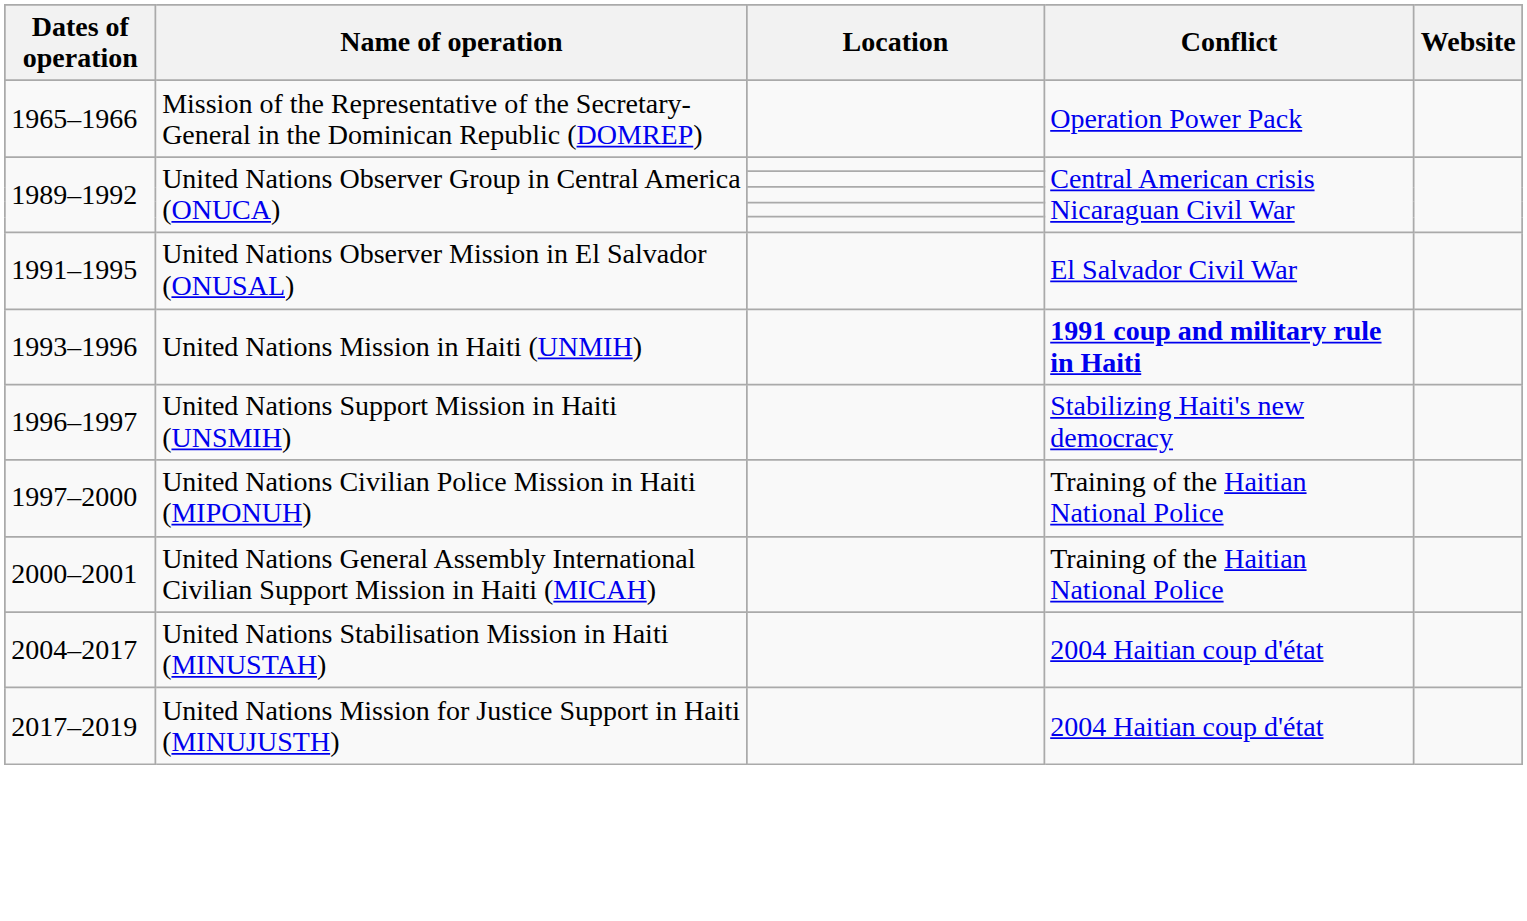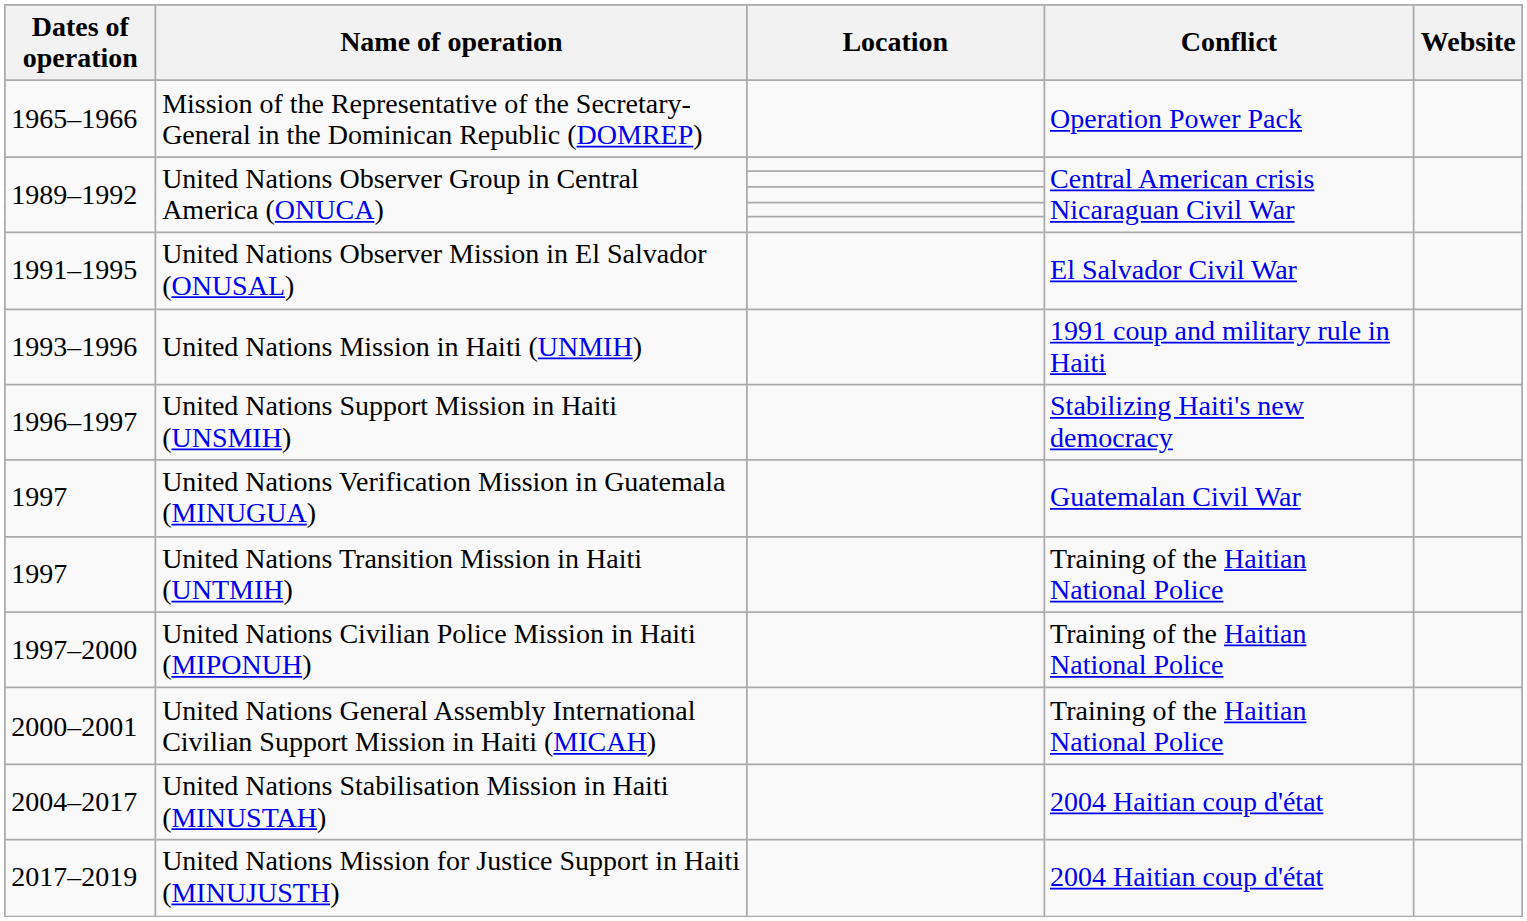(1216, 346) bold -> (1220, 346) normal
+ row: (39, 497)
+ row: (39, 573)
